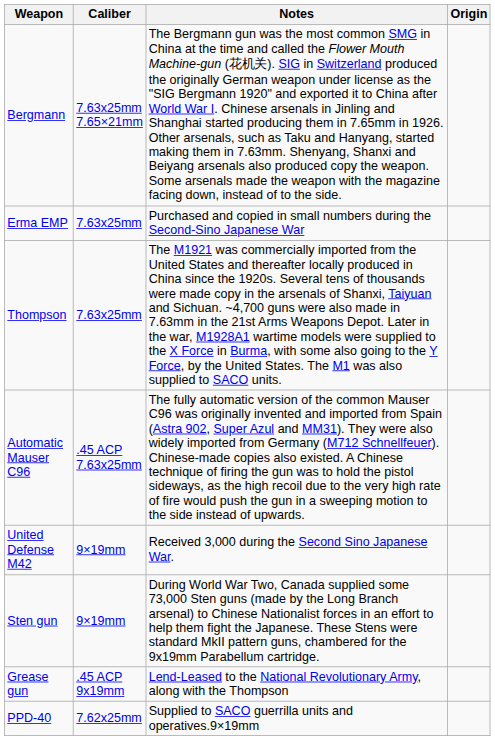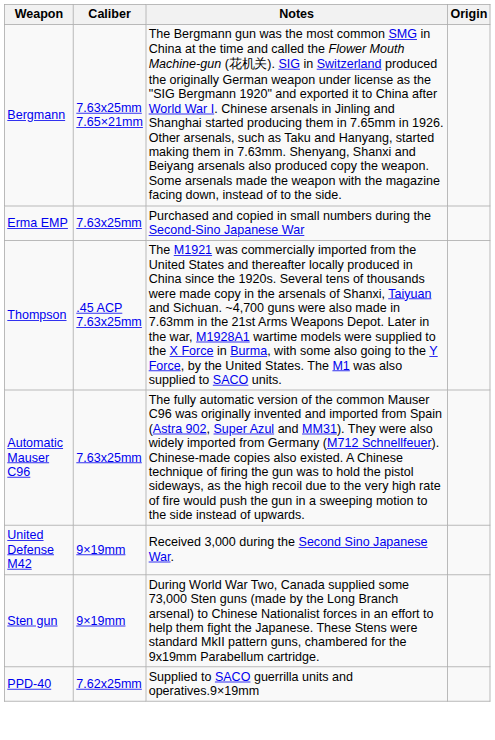(109, 314) 7.63x25mm -> (109, 314) .45 ACP 7.63x25mm
(109, 457) .45 ACP 7.63x25mm -> (109, 457) 7.63x25mm
- row: (28, 683)
